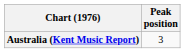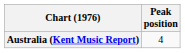(161, 39) 3 -> (161, 39) 4
